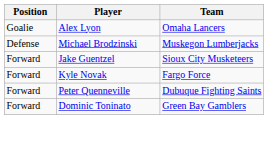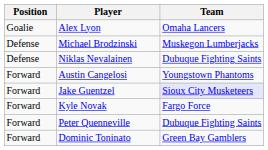+ row: (95, 59)
+ row: (93, 75)
(208, 59) no background -> (208, 91) lavender background
